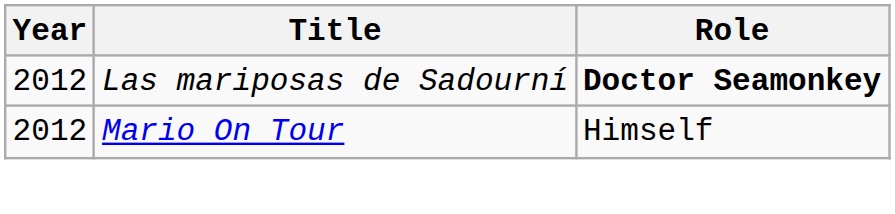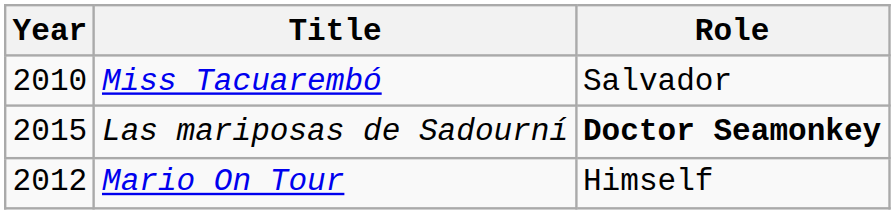+ row: (242, 81)
(50, 81) 2012 -> (50, 132) 2015
